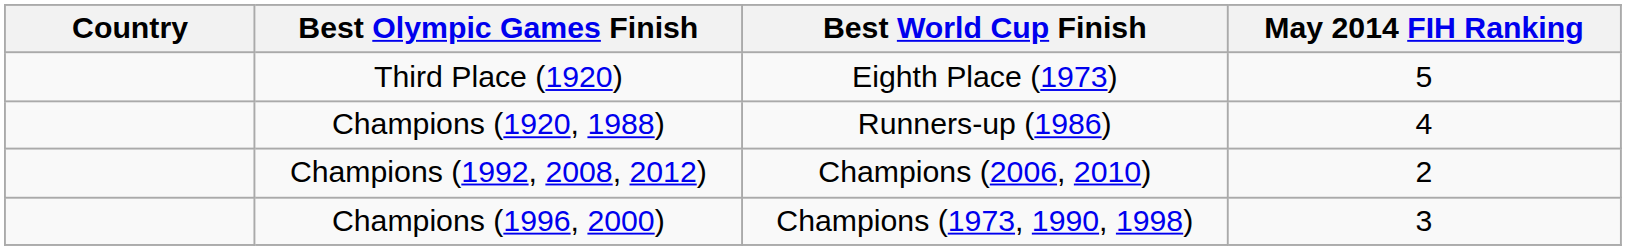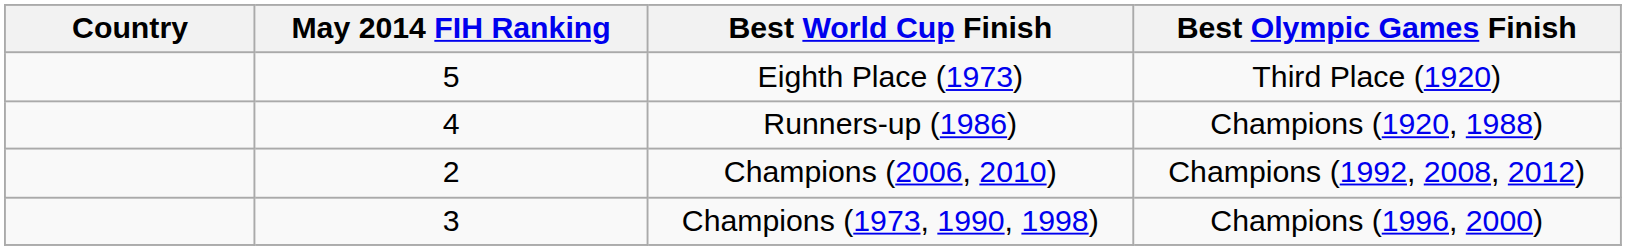columns swapped: (1424, 28) <-> (498, 28)
